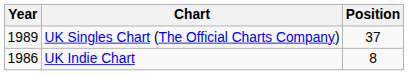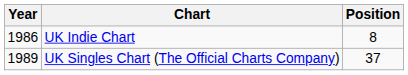rows swapped: (90, 59) <-> (192, 37)
